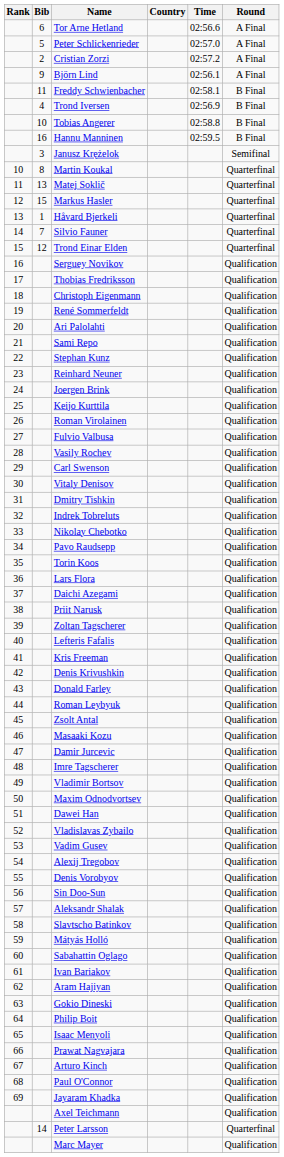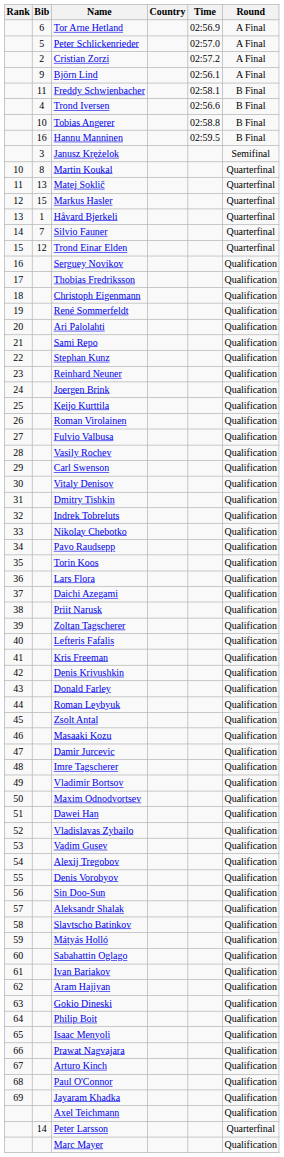(205, 28) 02:56.6 -> (205, 28) 02:56.9
(205, 106) 02:56.9 -> (205, 106) 02:56.6
